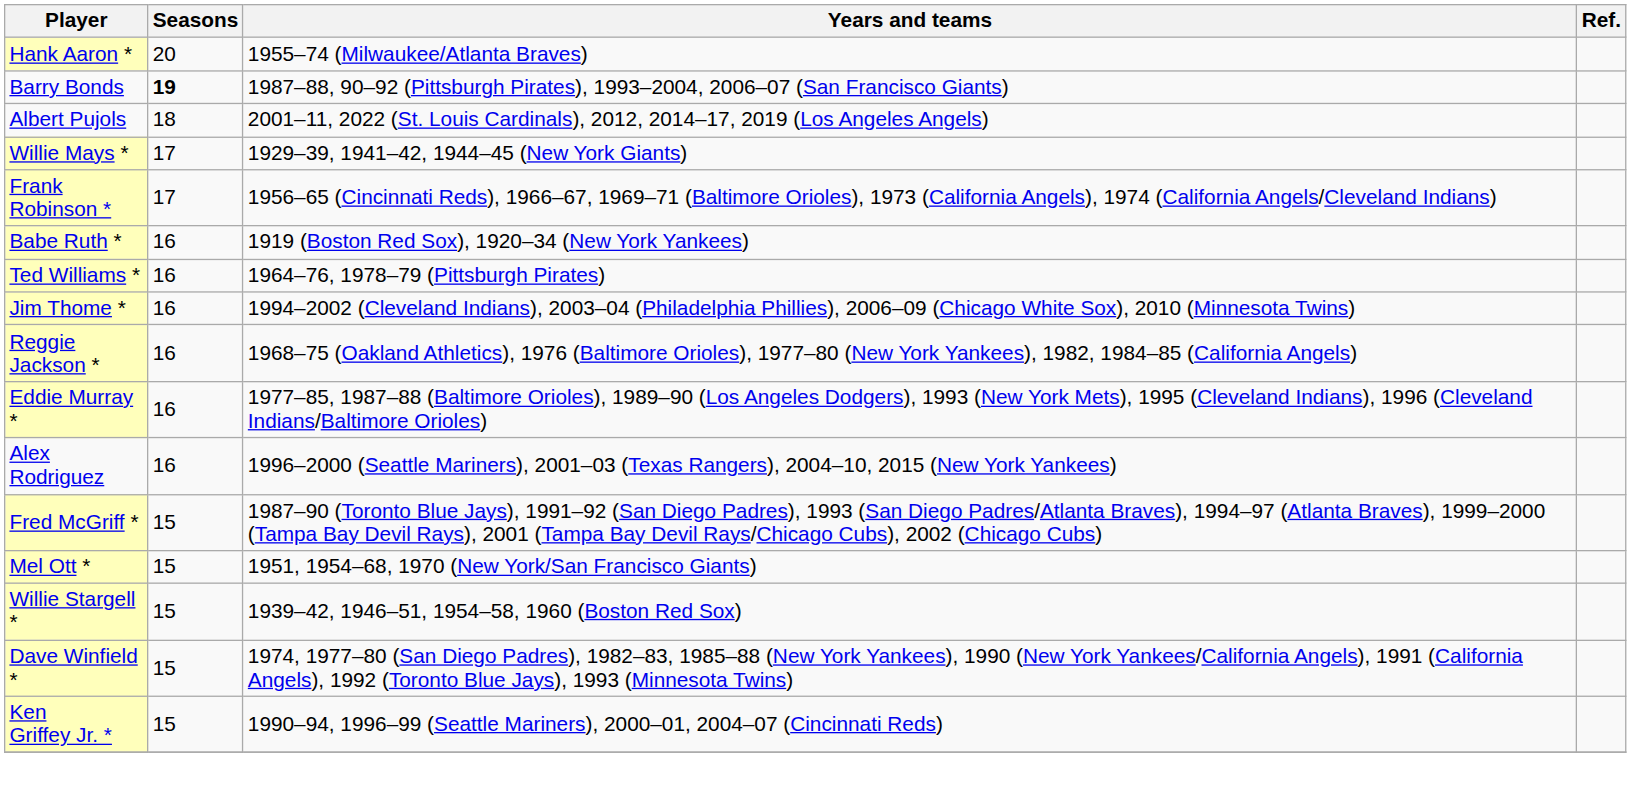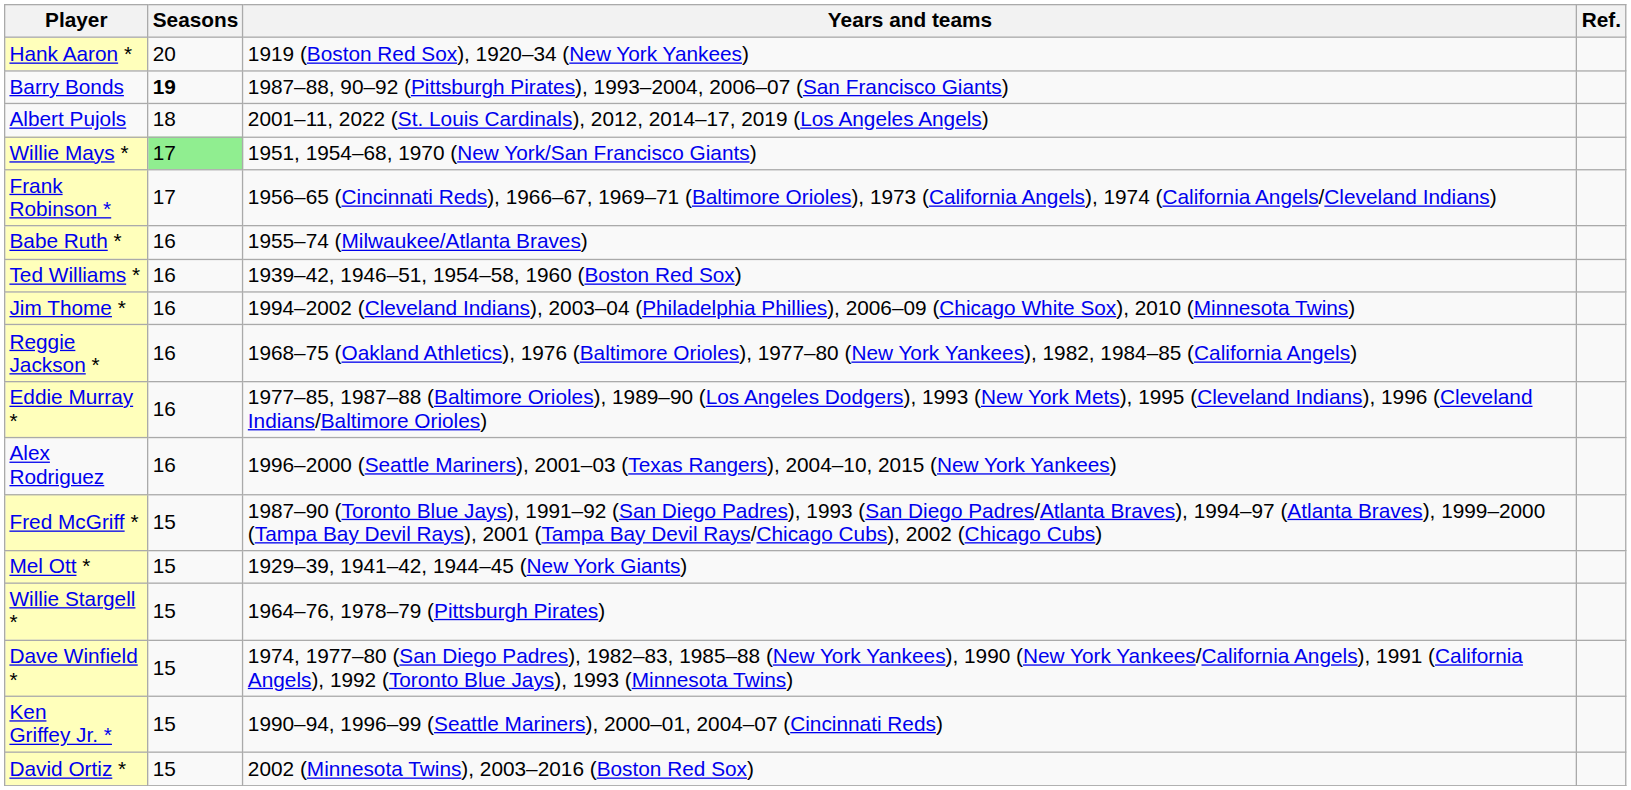(418, 53) 1955–74 (Milwaukee/Atlanta Braves) -> (498, 53) 1919 (Boston Red Sox), 1920–34 (New York Yankees)
(164, 152) no background -> (164, 152) lightgreen background
(468, 152) 1929–39, 1941–42, 1944–45 (New York Giants) -> (502, 152) 1951, 1954–68, 1970 (New York/San Francisco Giants)
(498, 242) 1919 (Boston Red Sox), 1920–34 (New York Yankees) -> (418, 242) 1955–74 (Milwaukee/Atlanta Braves)
(426, 275) 1964–76, 1978–79 (Pittsburgh Pirates) -> (495, 275) 1939–42, 1946–51, 1954–58, 1960 (Boston Red Sox)
(502, 566) 1951, 1954–68, 1970 (New York/San Francisco Giants) -> (468, 566) 1929–39, 1941–42, 1944–45 (New York Giants)
(495, 611) 1939–42, 1946–51, 1954–58, 1960 (Boston Red Sox) -> (426, 611) 1964–76, 1978–79 (Pittsburgh Pirates)
+ row: (68, 768)
